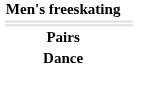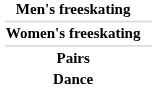+ row: (73, 33)
